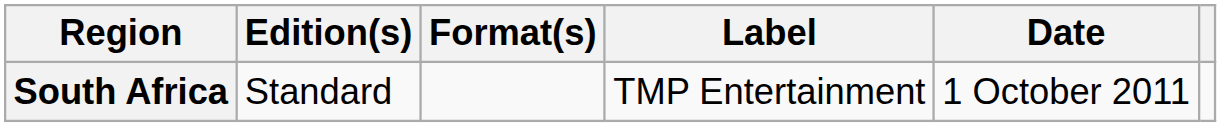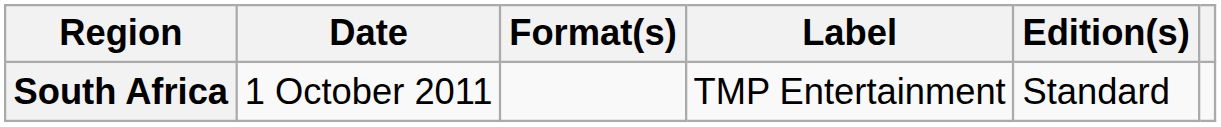columns swapped: (1066, 33) <-> (329, 33)
